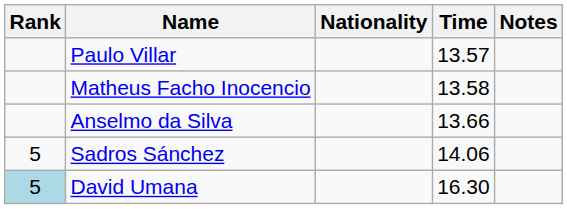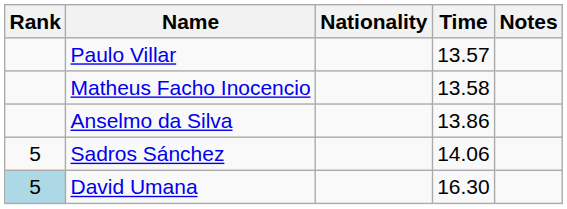(463, 121) 13.66 -> (463, 121) 13.86
